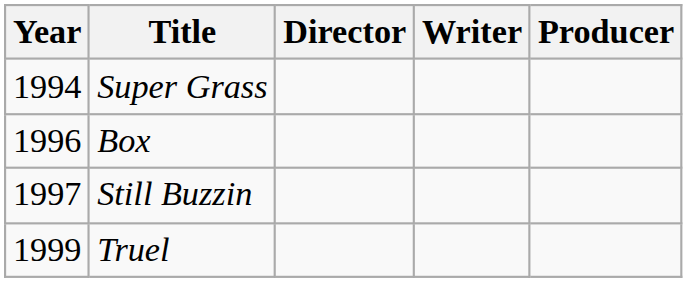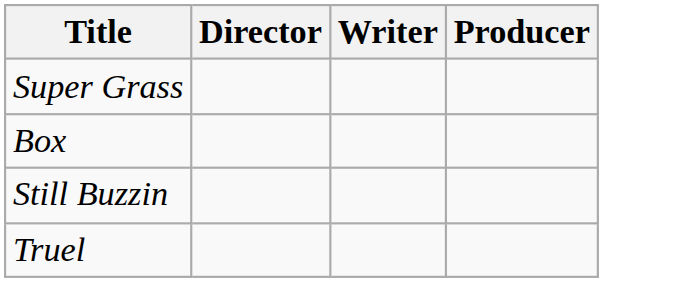- column: (47, 31)
